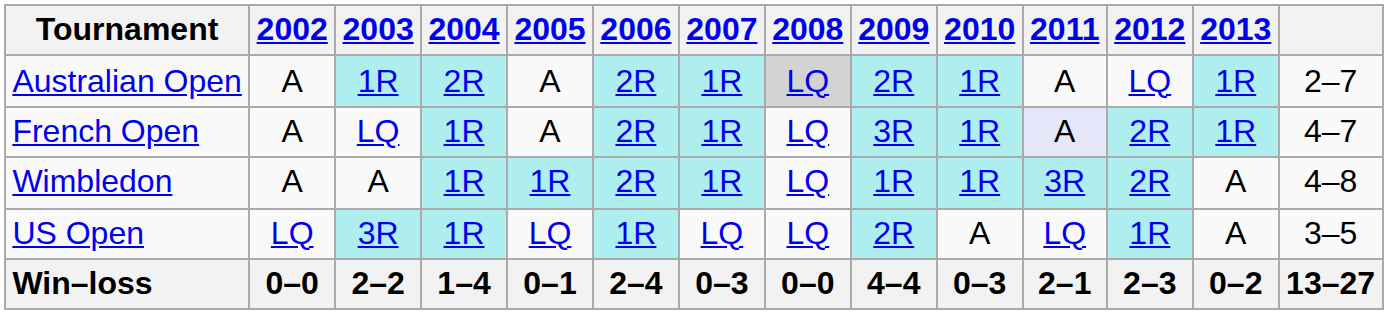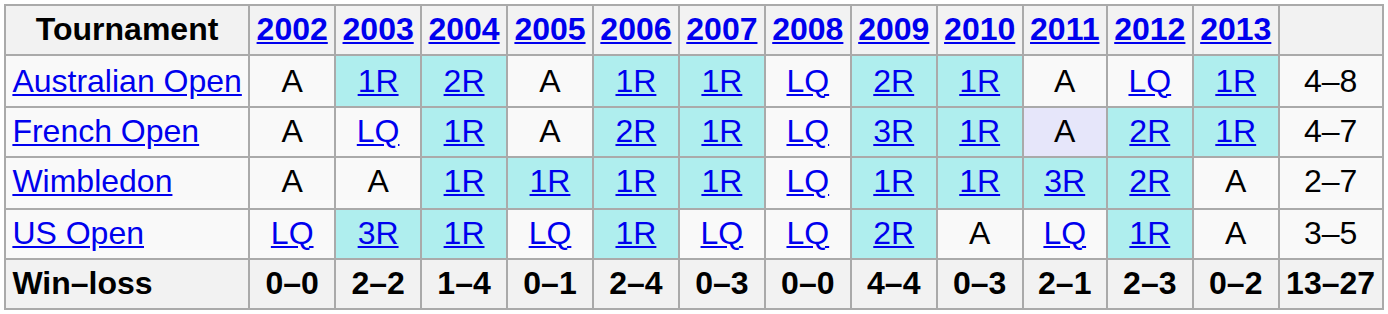(636, 80) 2R -> (636, 80) 1R
(808, 80) lightgrey background -> (808, 80) no background
(1331, 80) 2–7 -> (1331, 80) 4–8
(636, 182) 2R -> (636, 182) 1R
(1331, 182) 4–8 -> (1331, 182) 2–7
